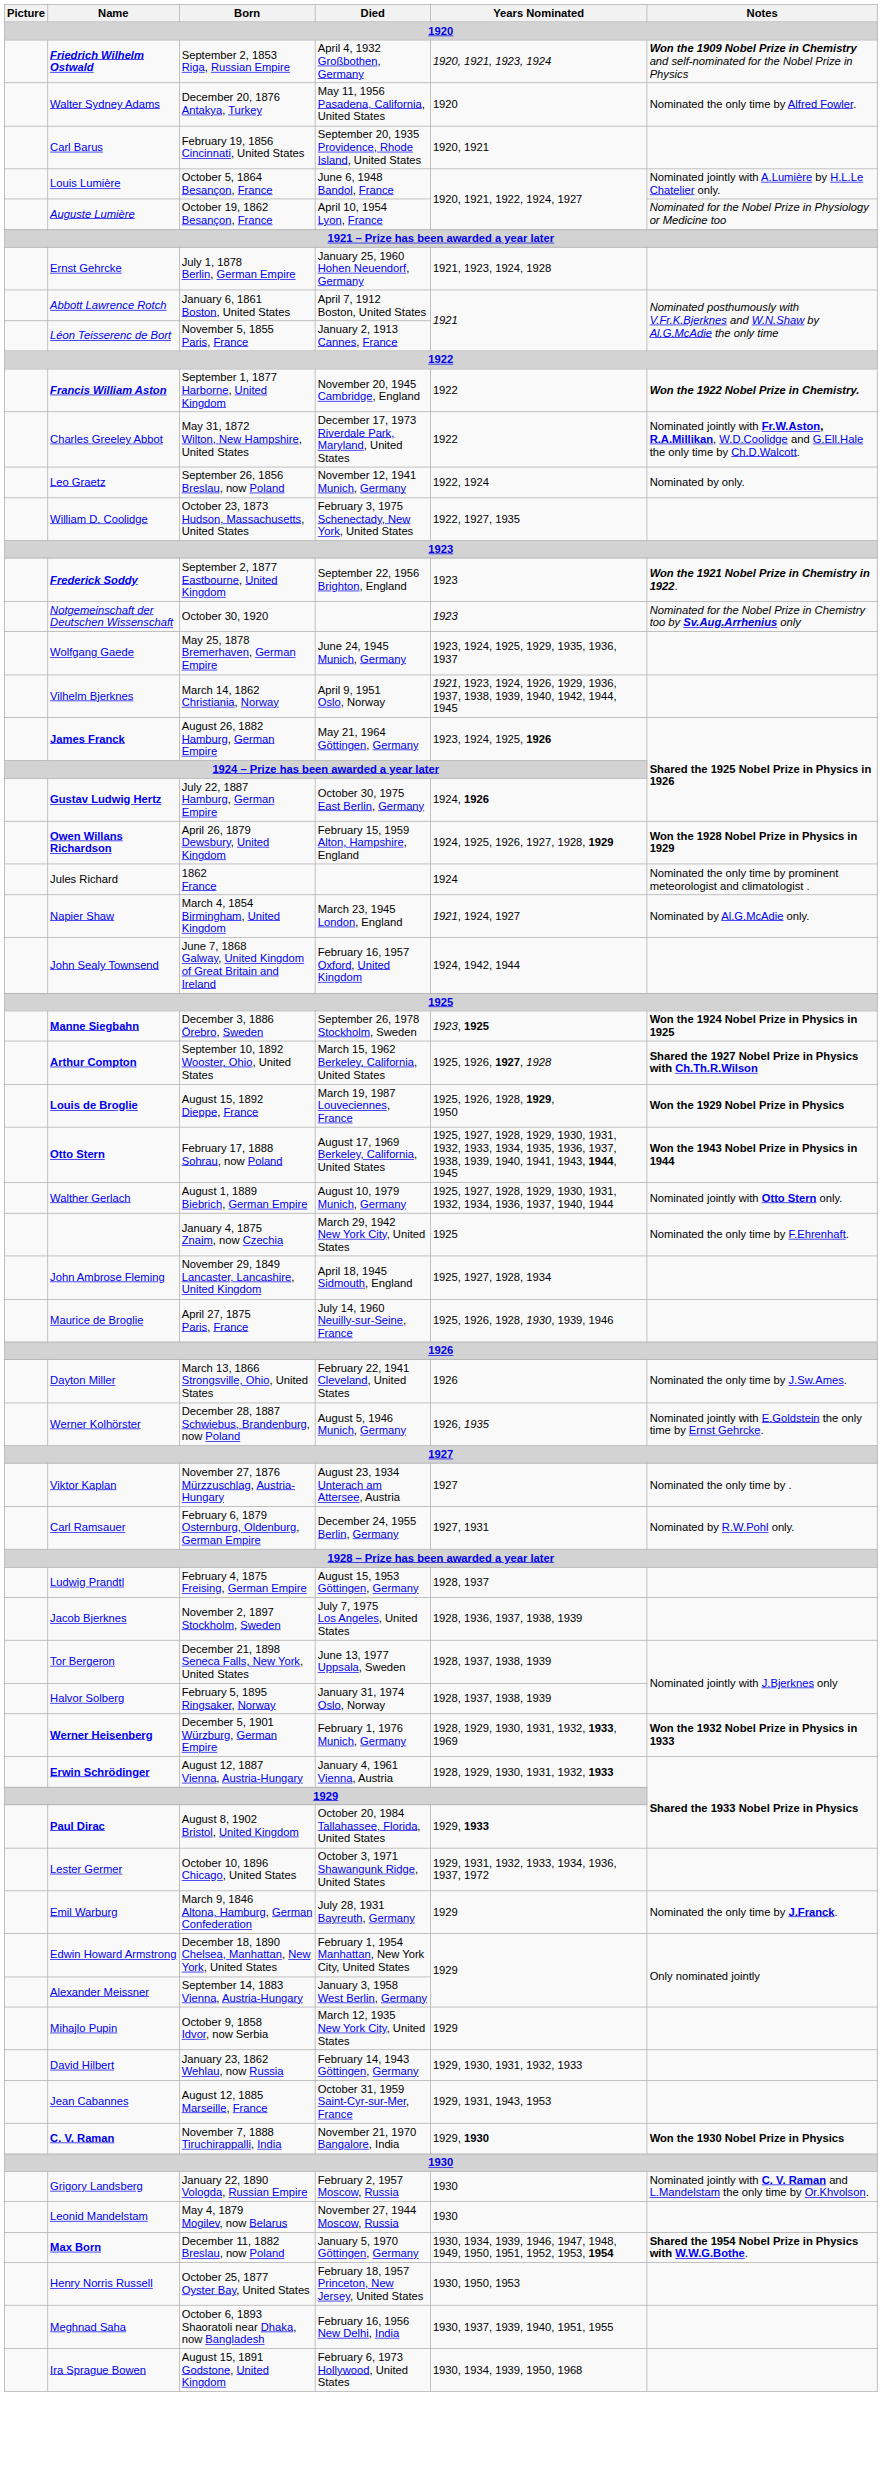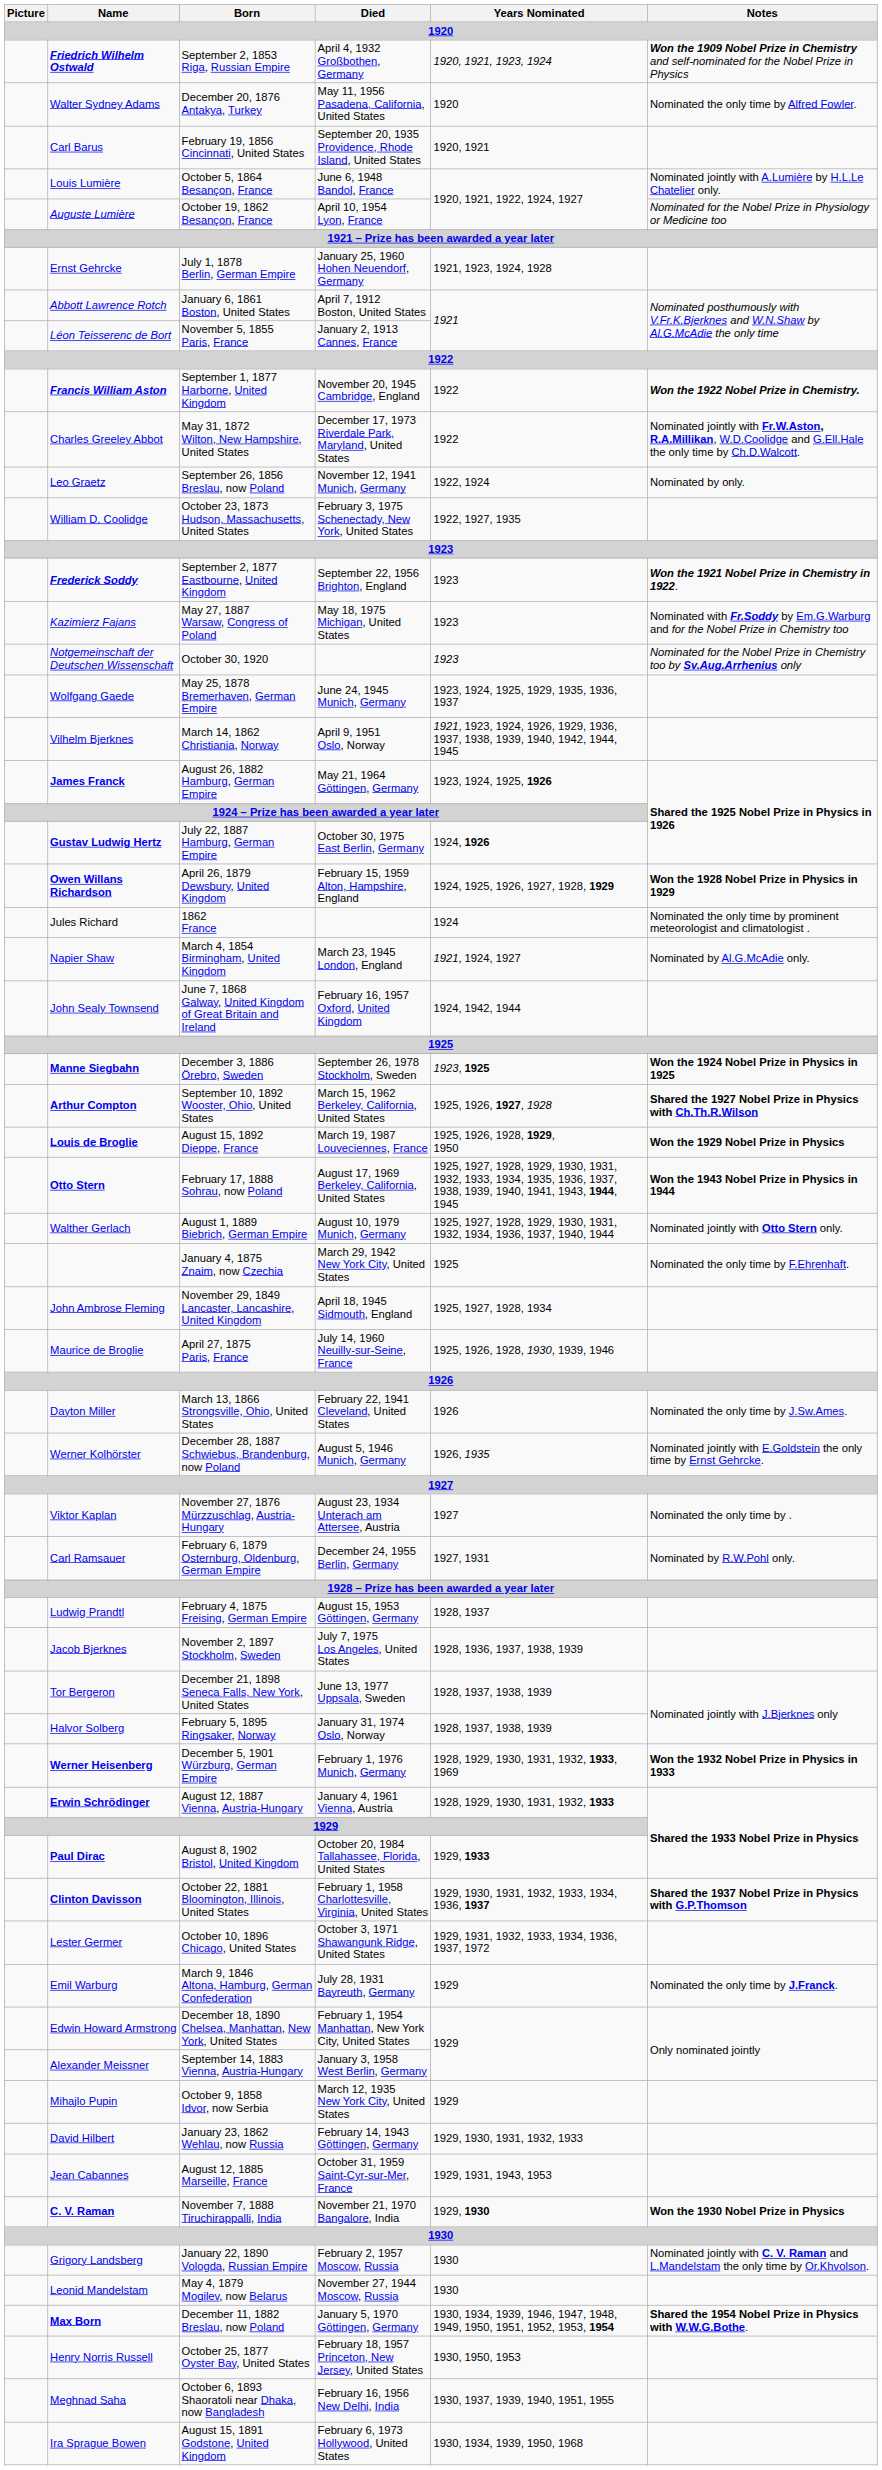+ row: (93, 622)
+ row: (96, 1899)
